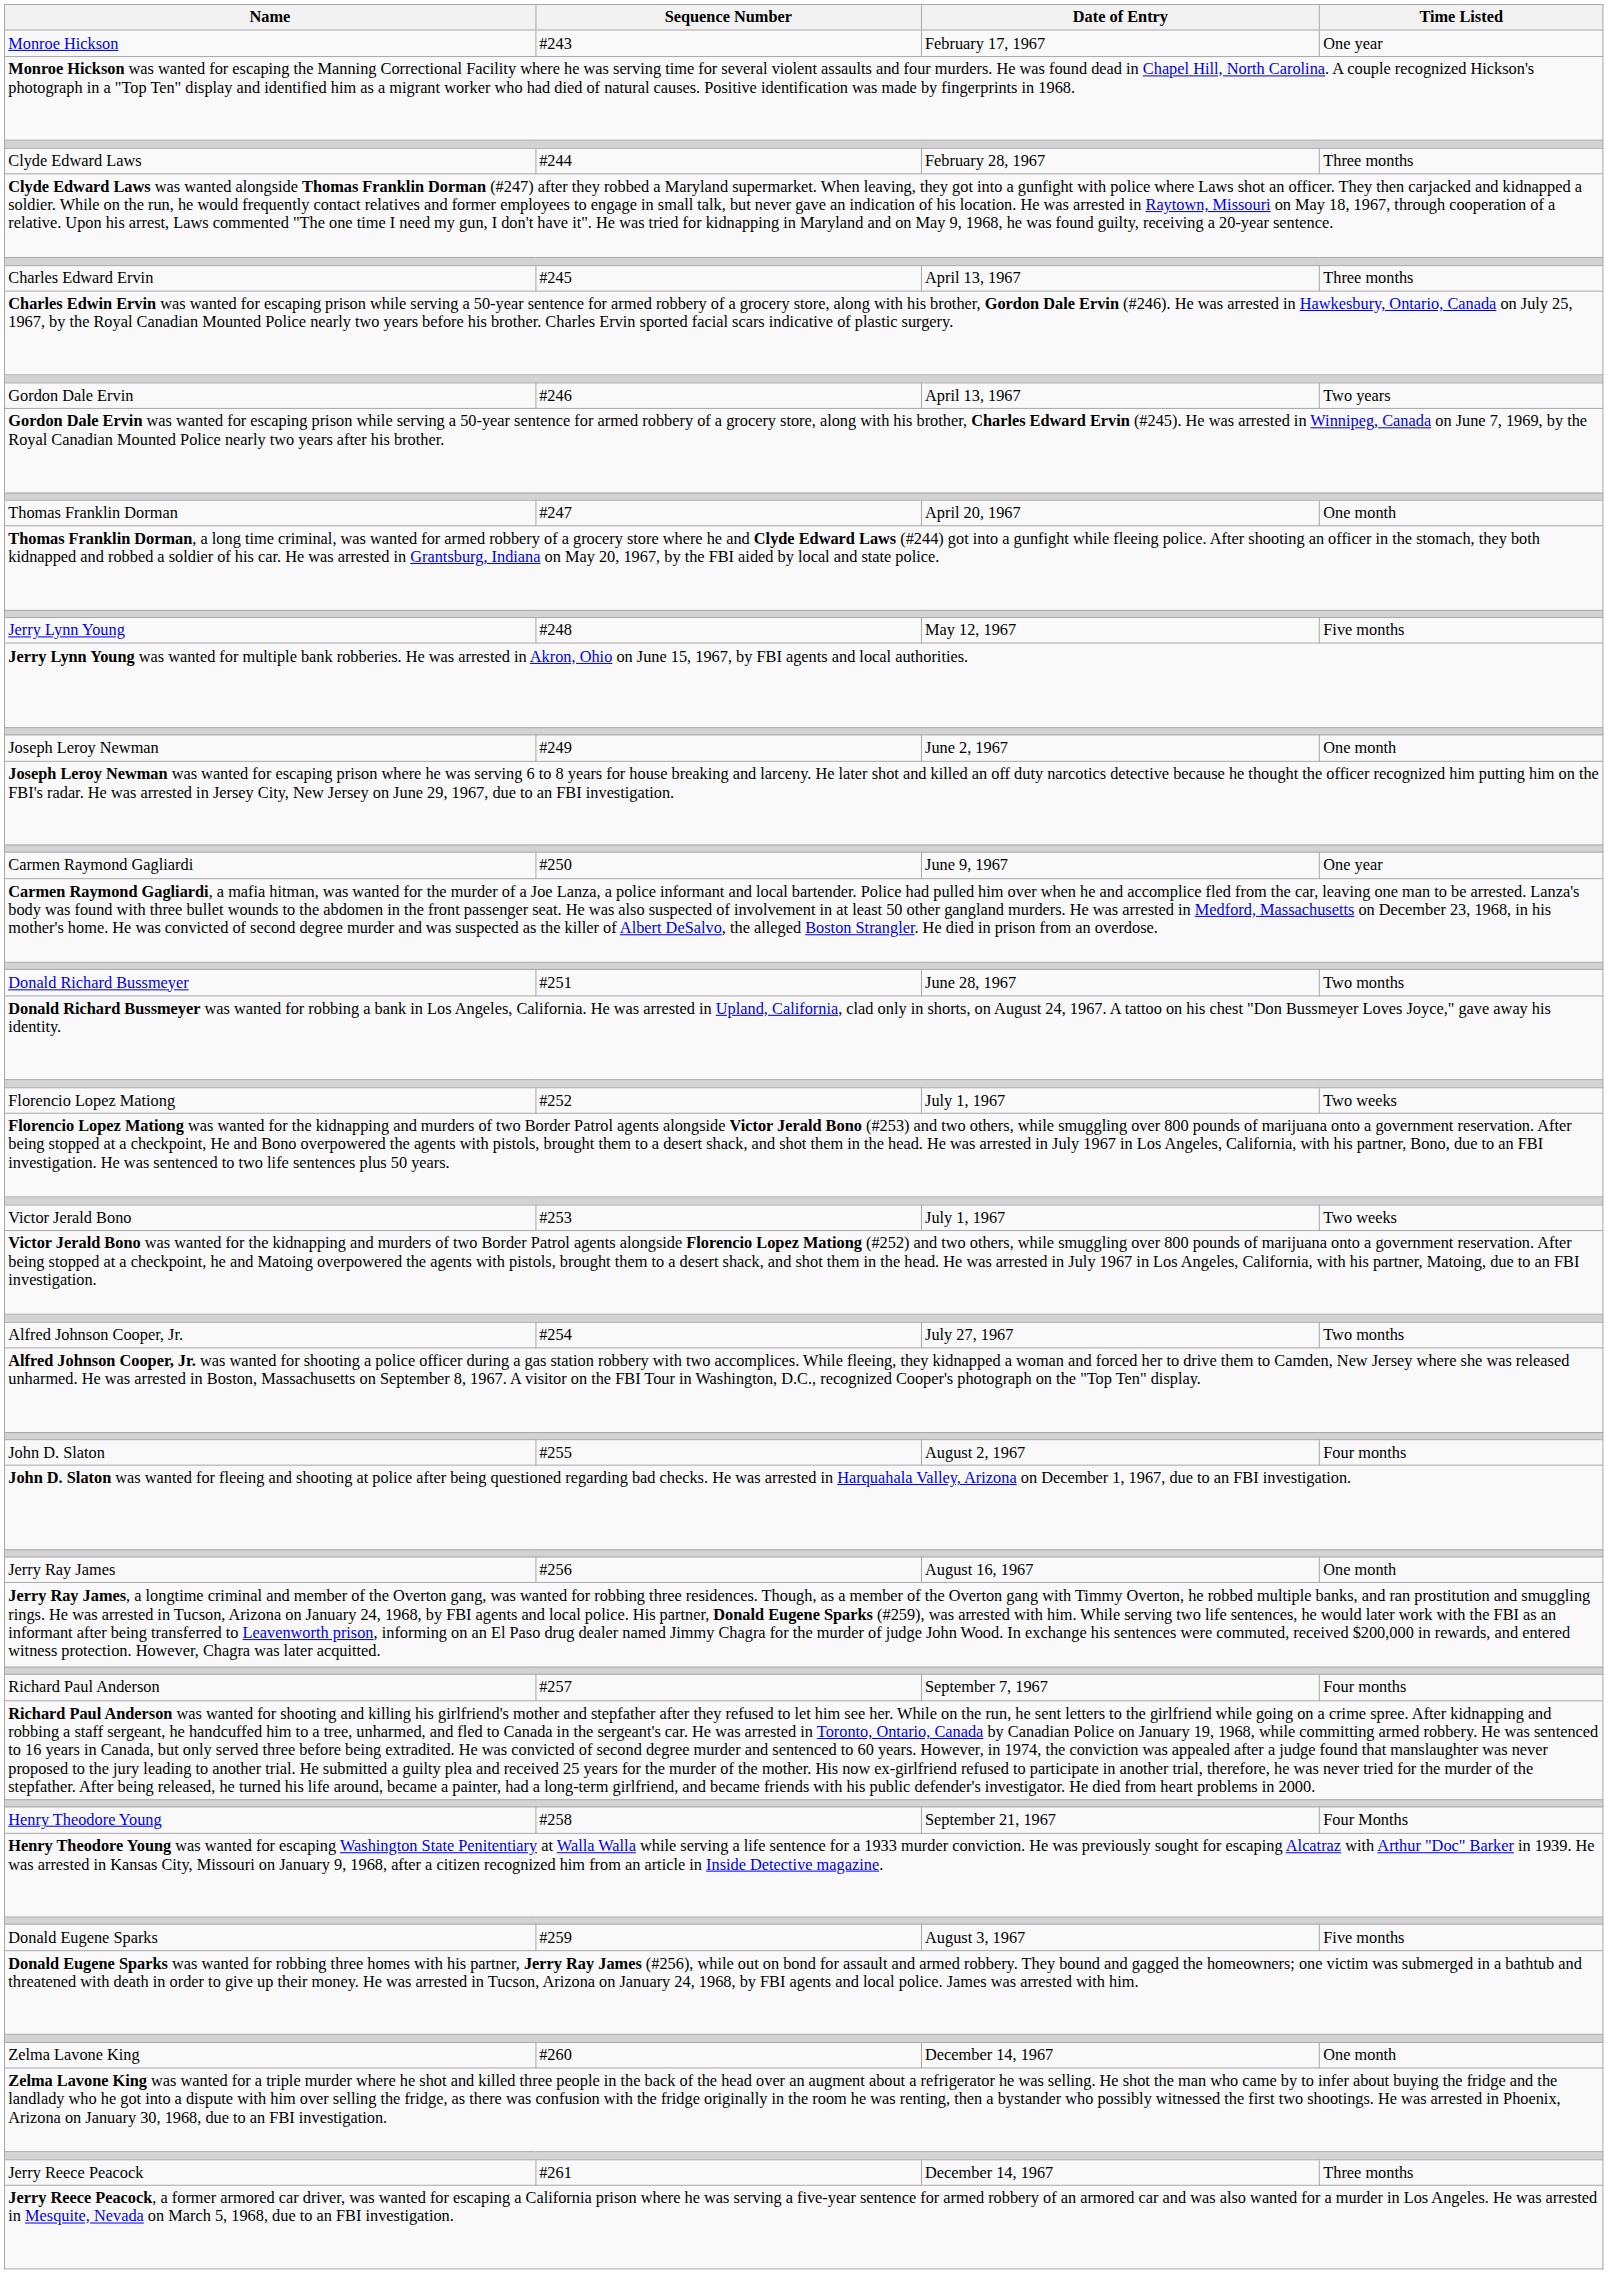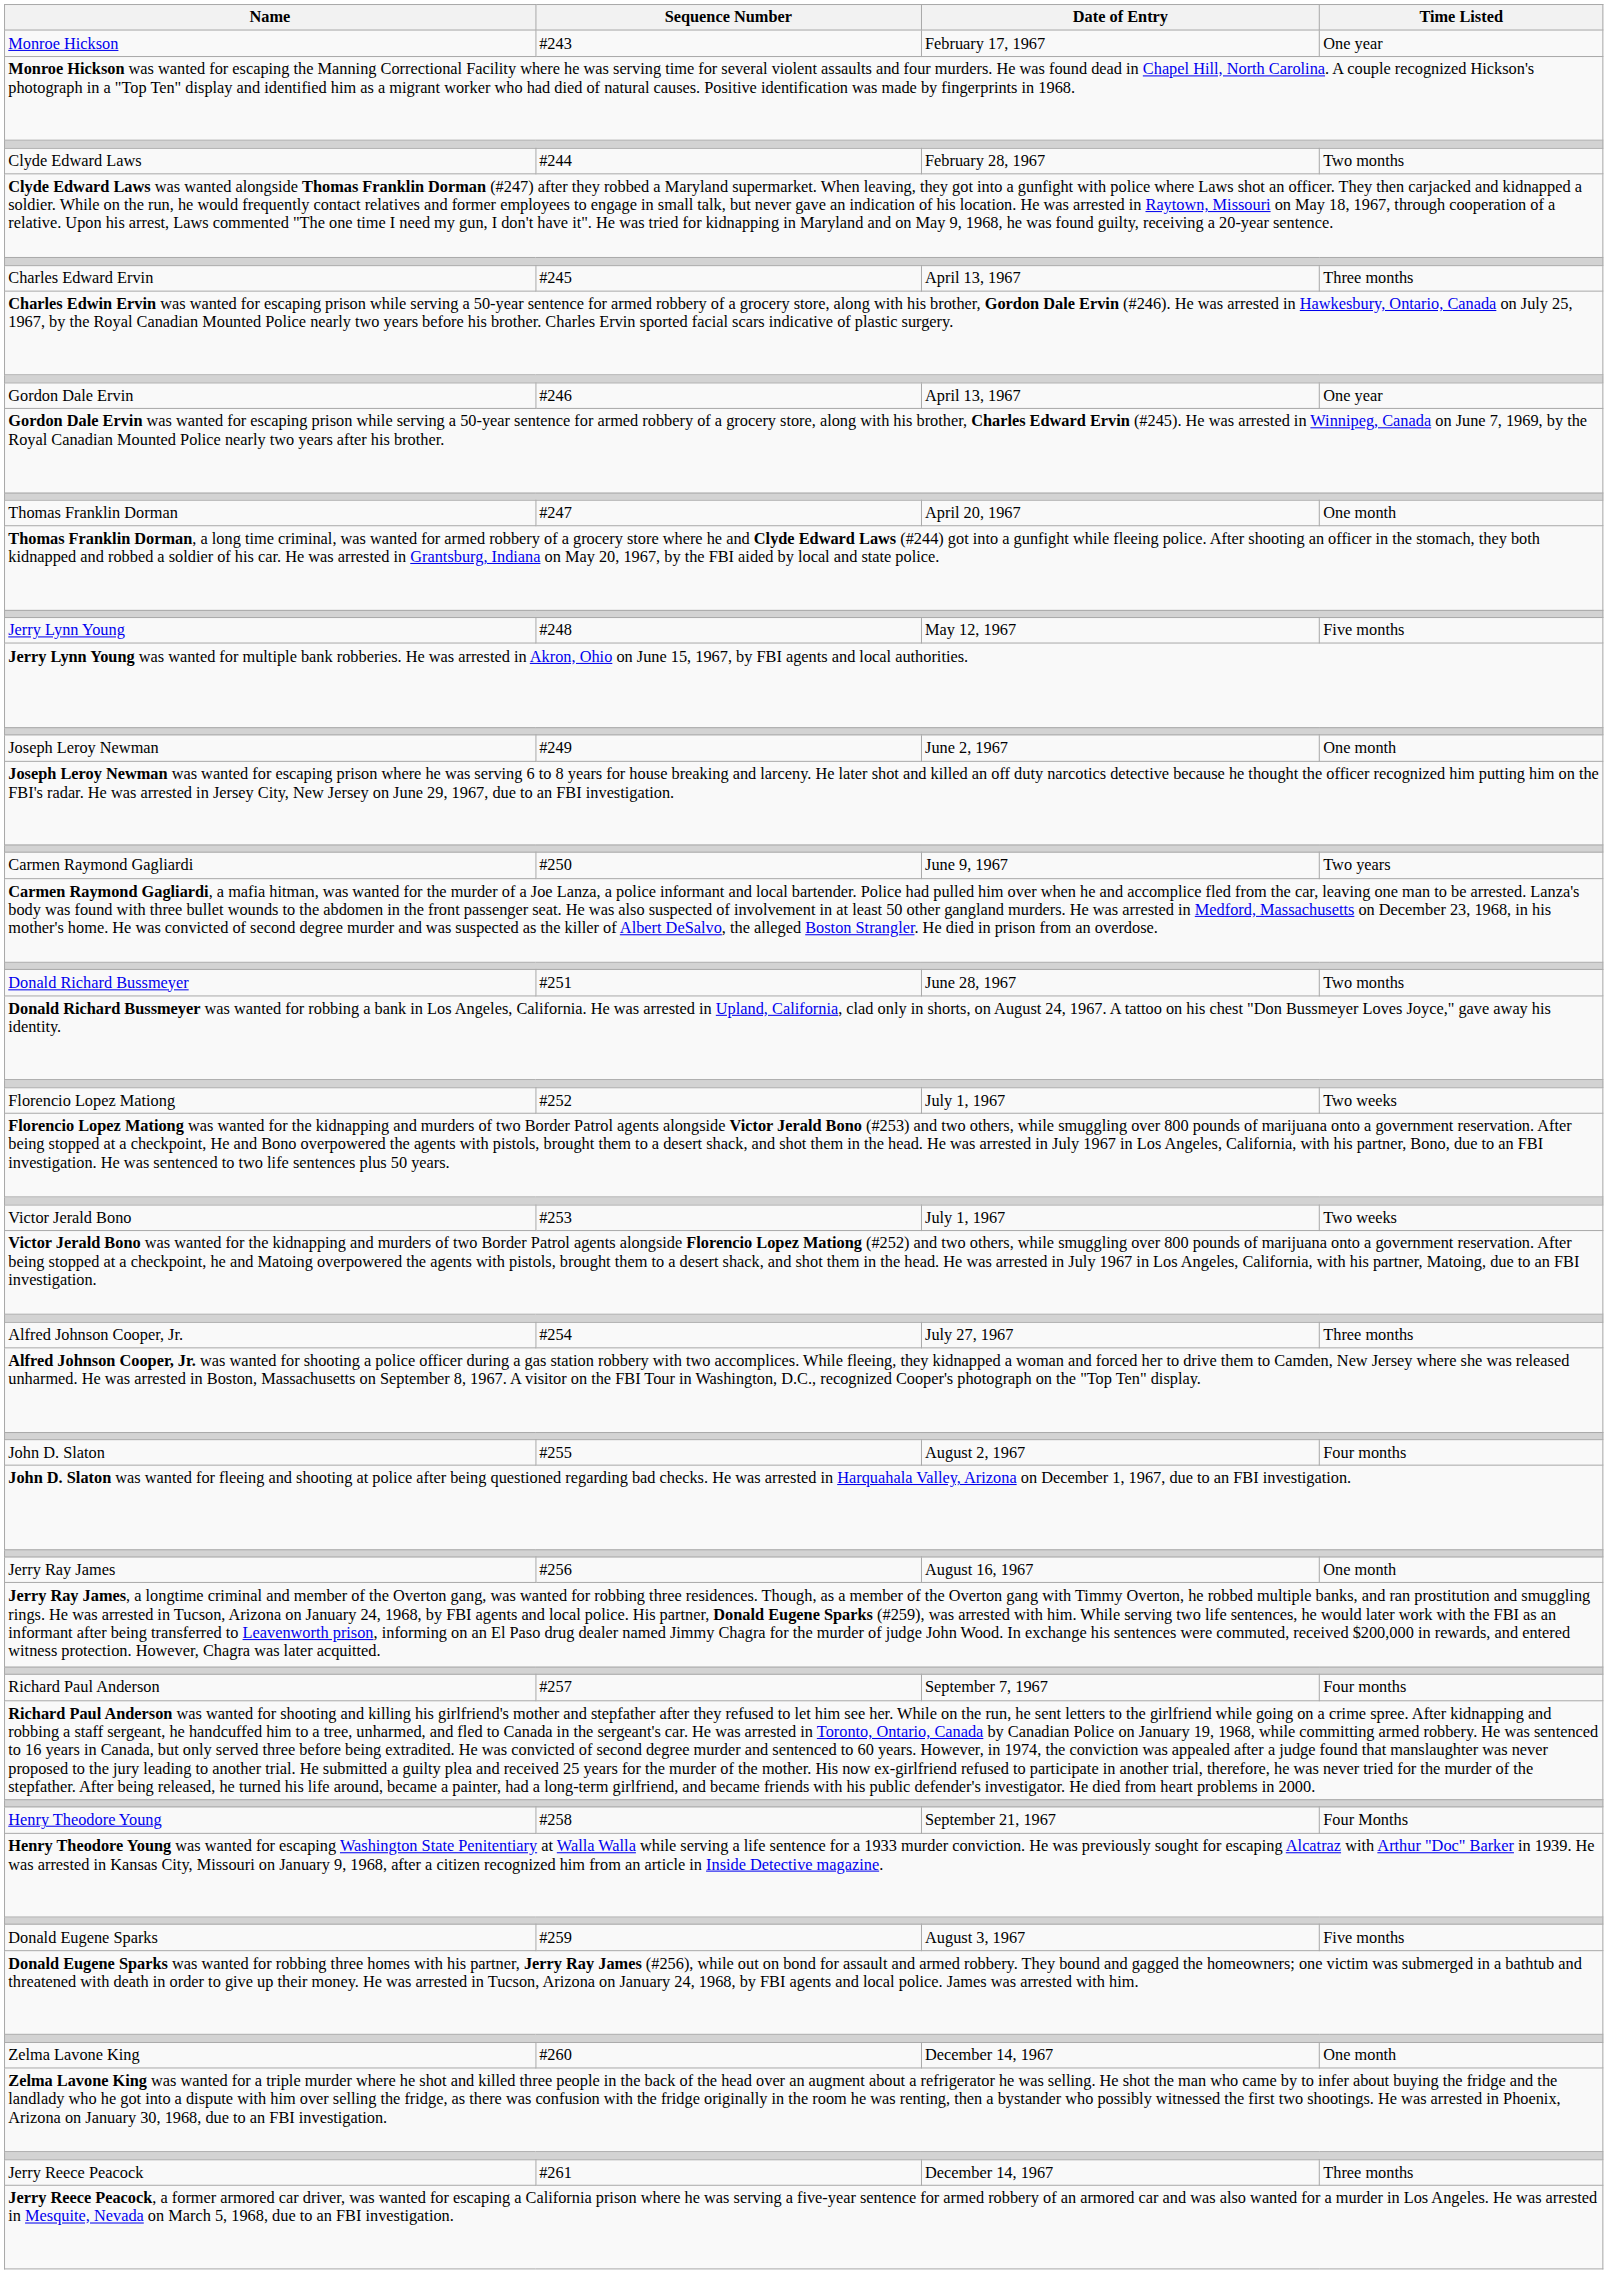(1368, 160) Three months -> (1364, 160) Two months
(1357, 395) Two years -> (1353, 395) One year
(1353, 865) One year -> (1357, 865) Two years
(1364, 1335) Two months -> (1368, 1335) Three months
